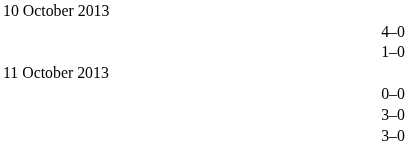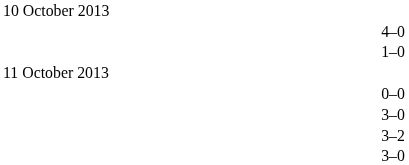+ row: (165, 136)
